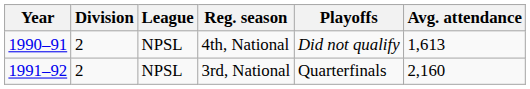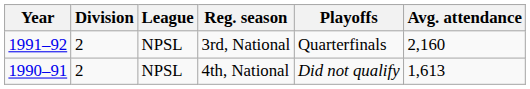rows swapped: (245, 44) <-> (246, 71)
